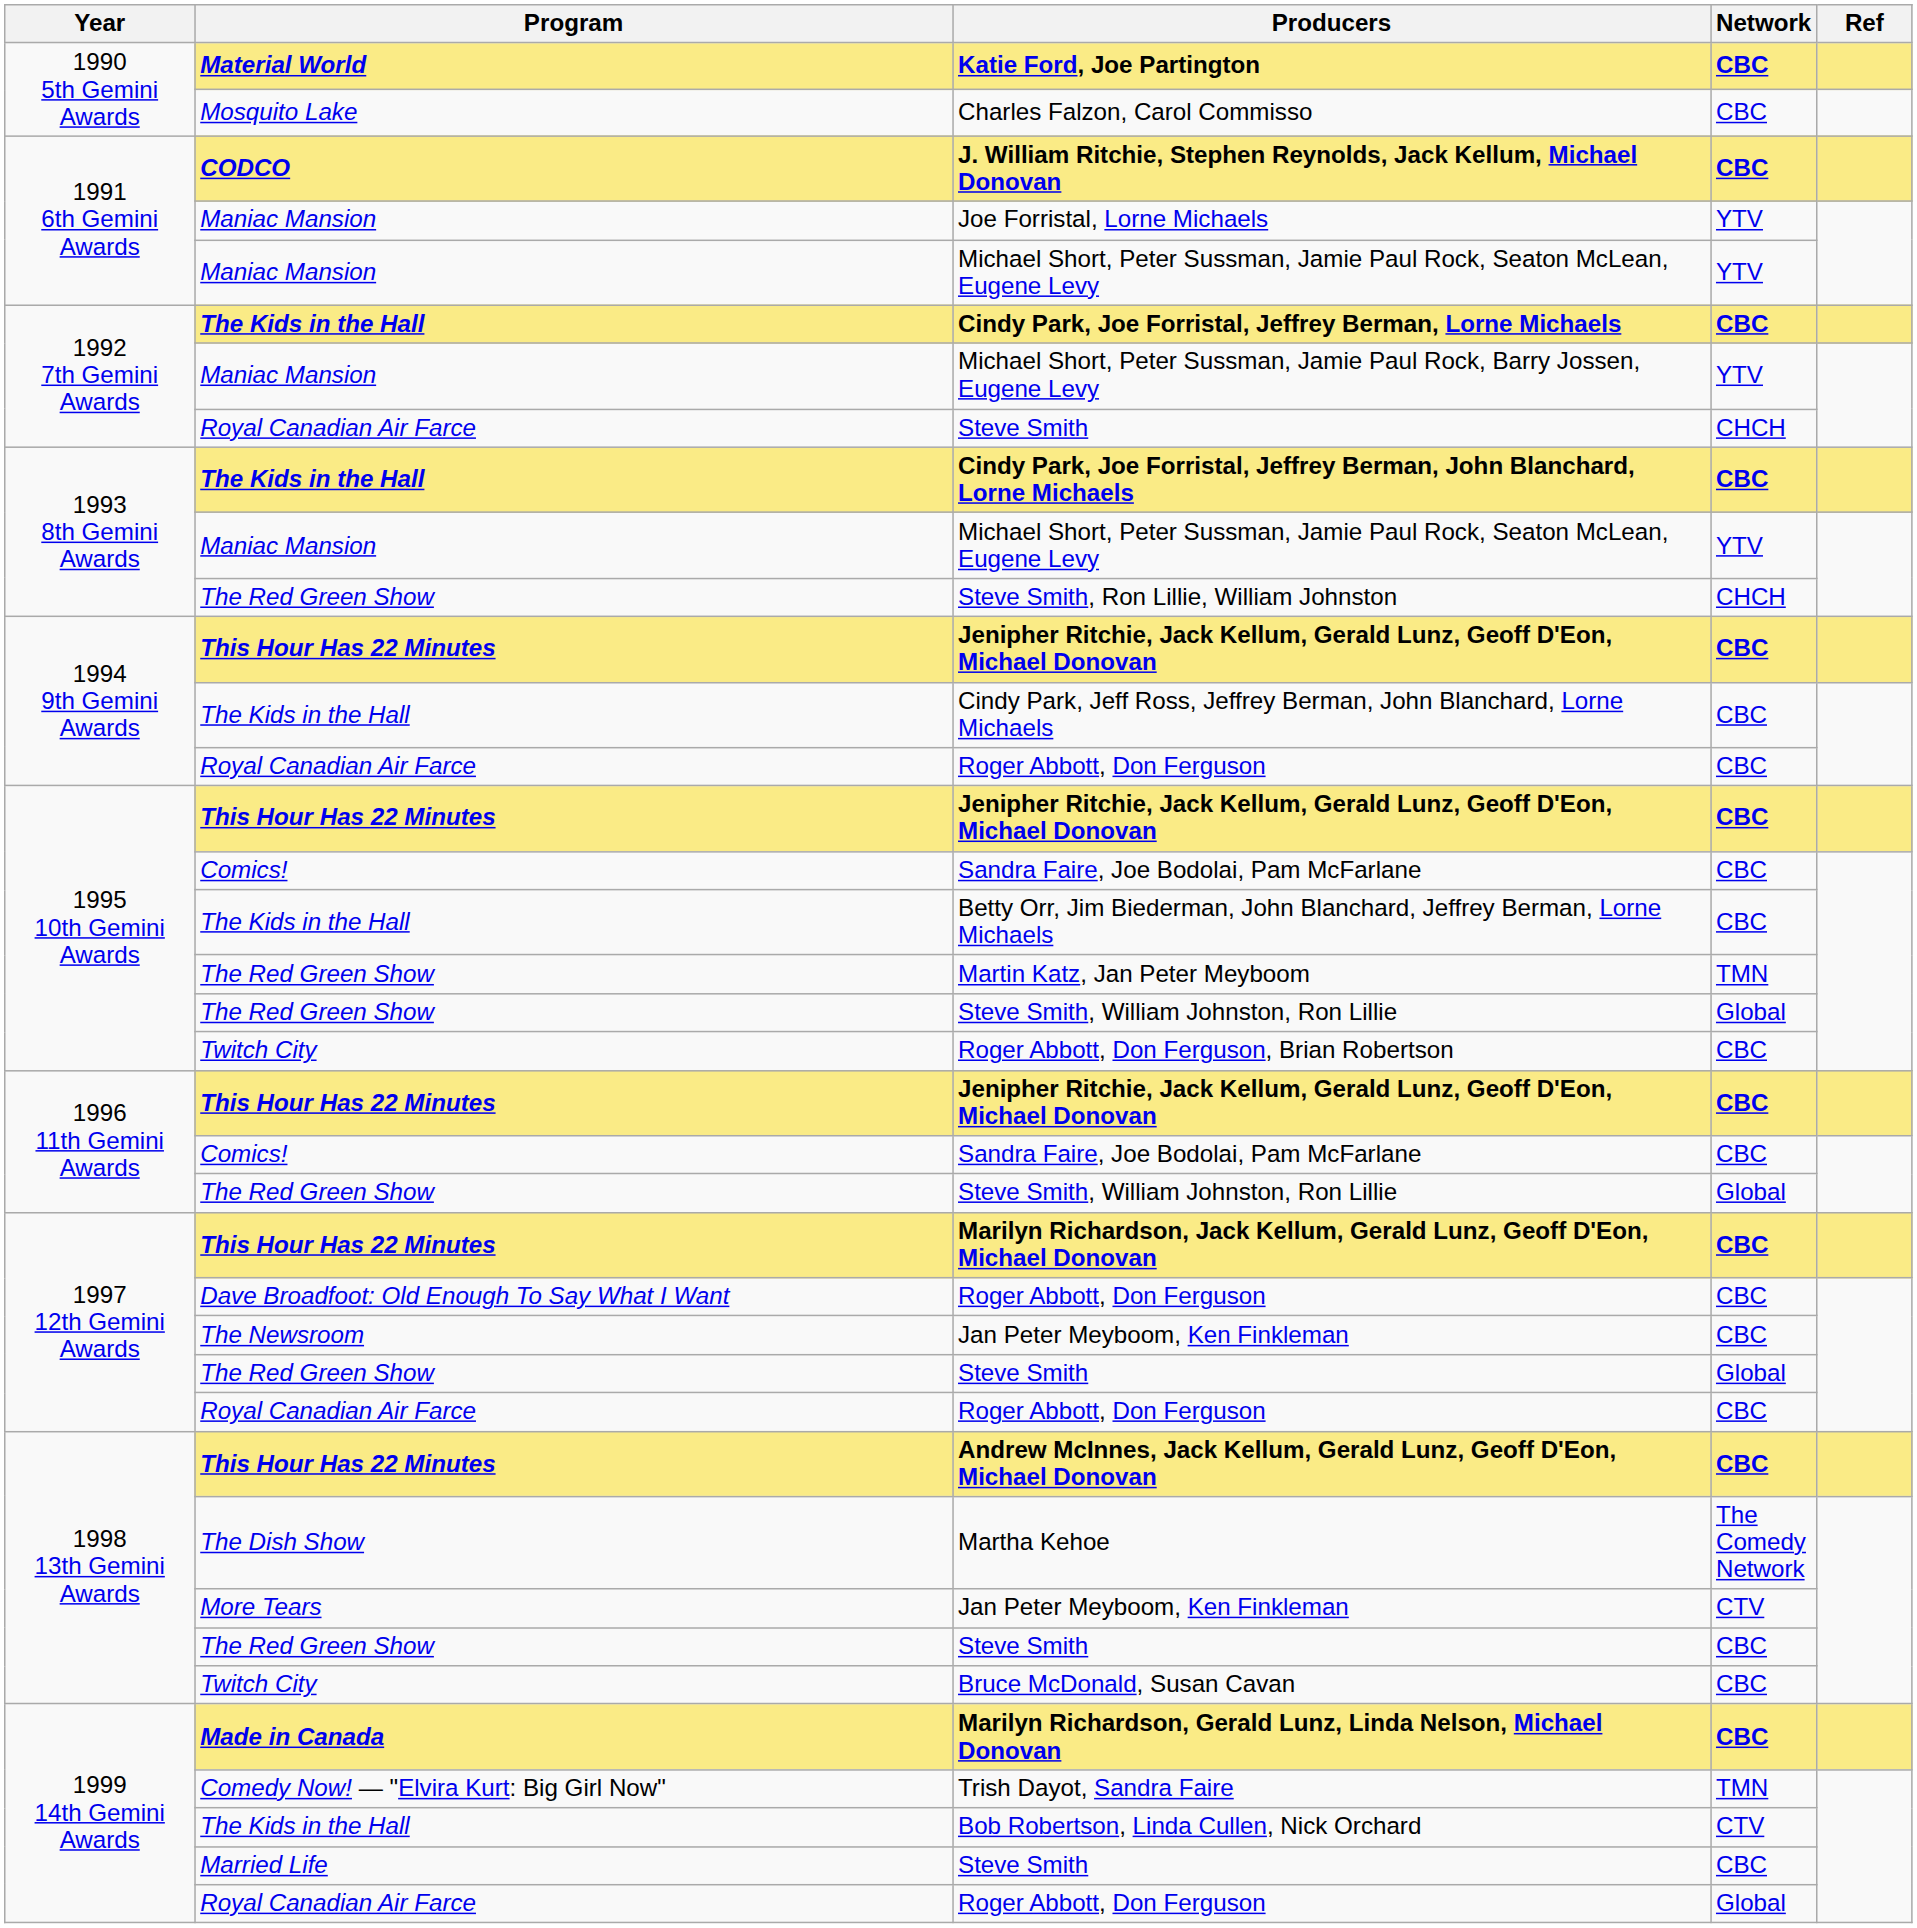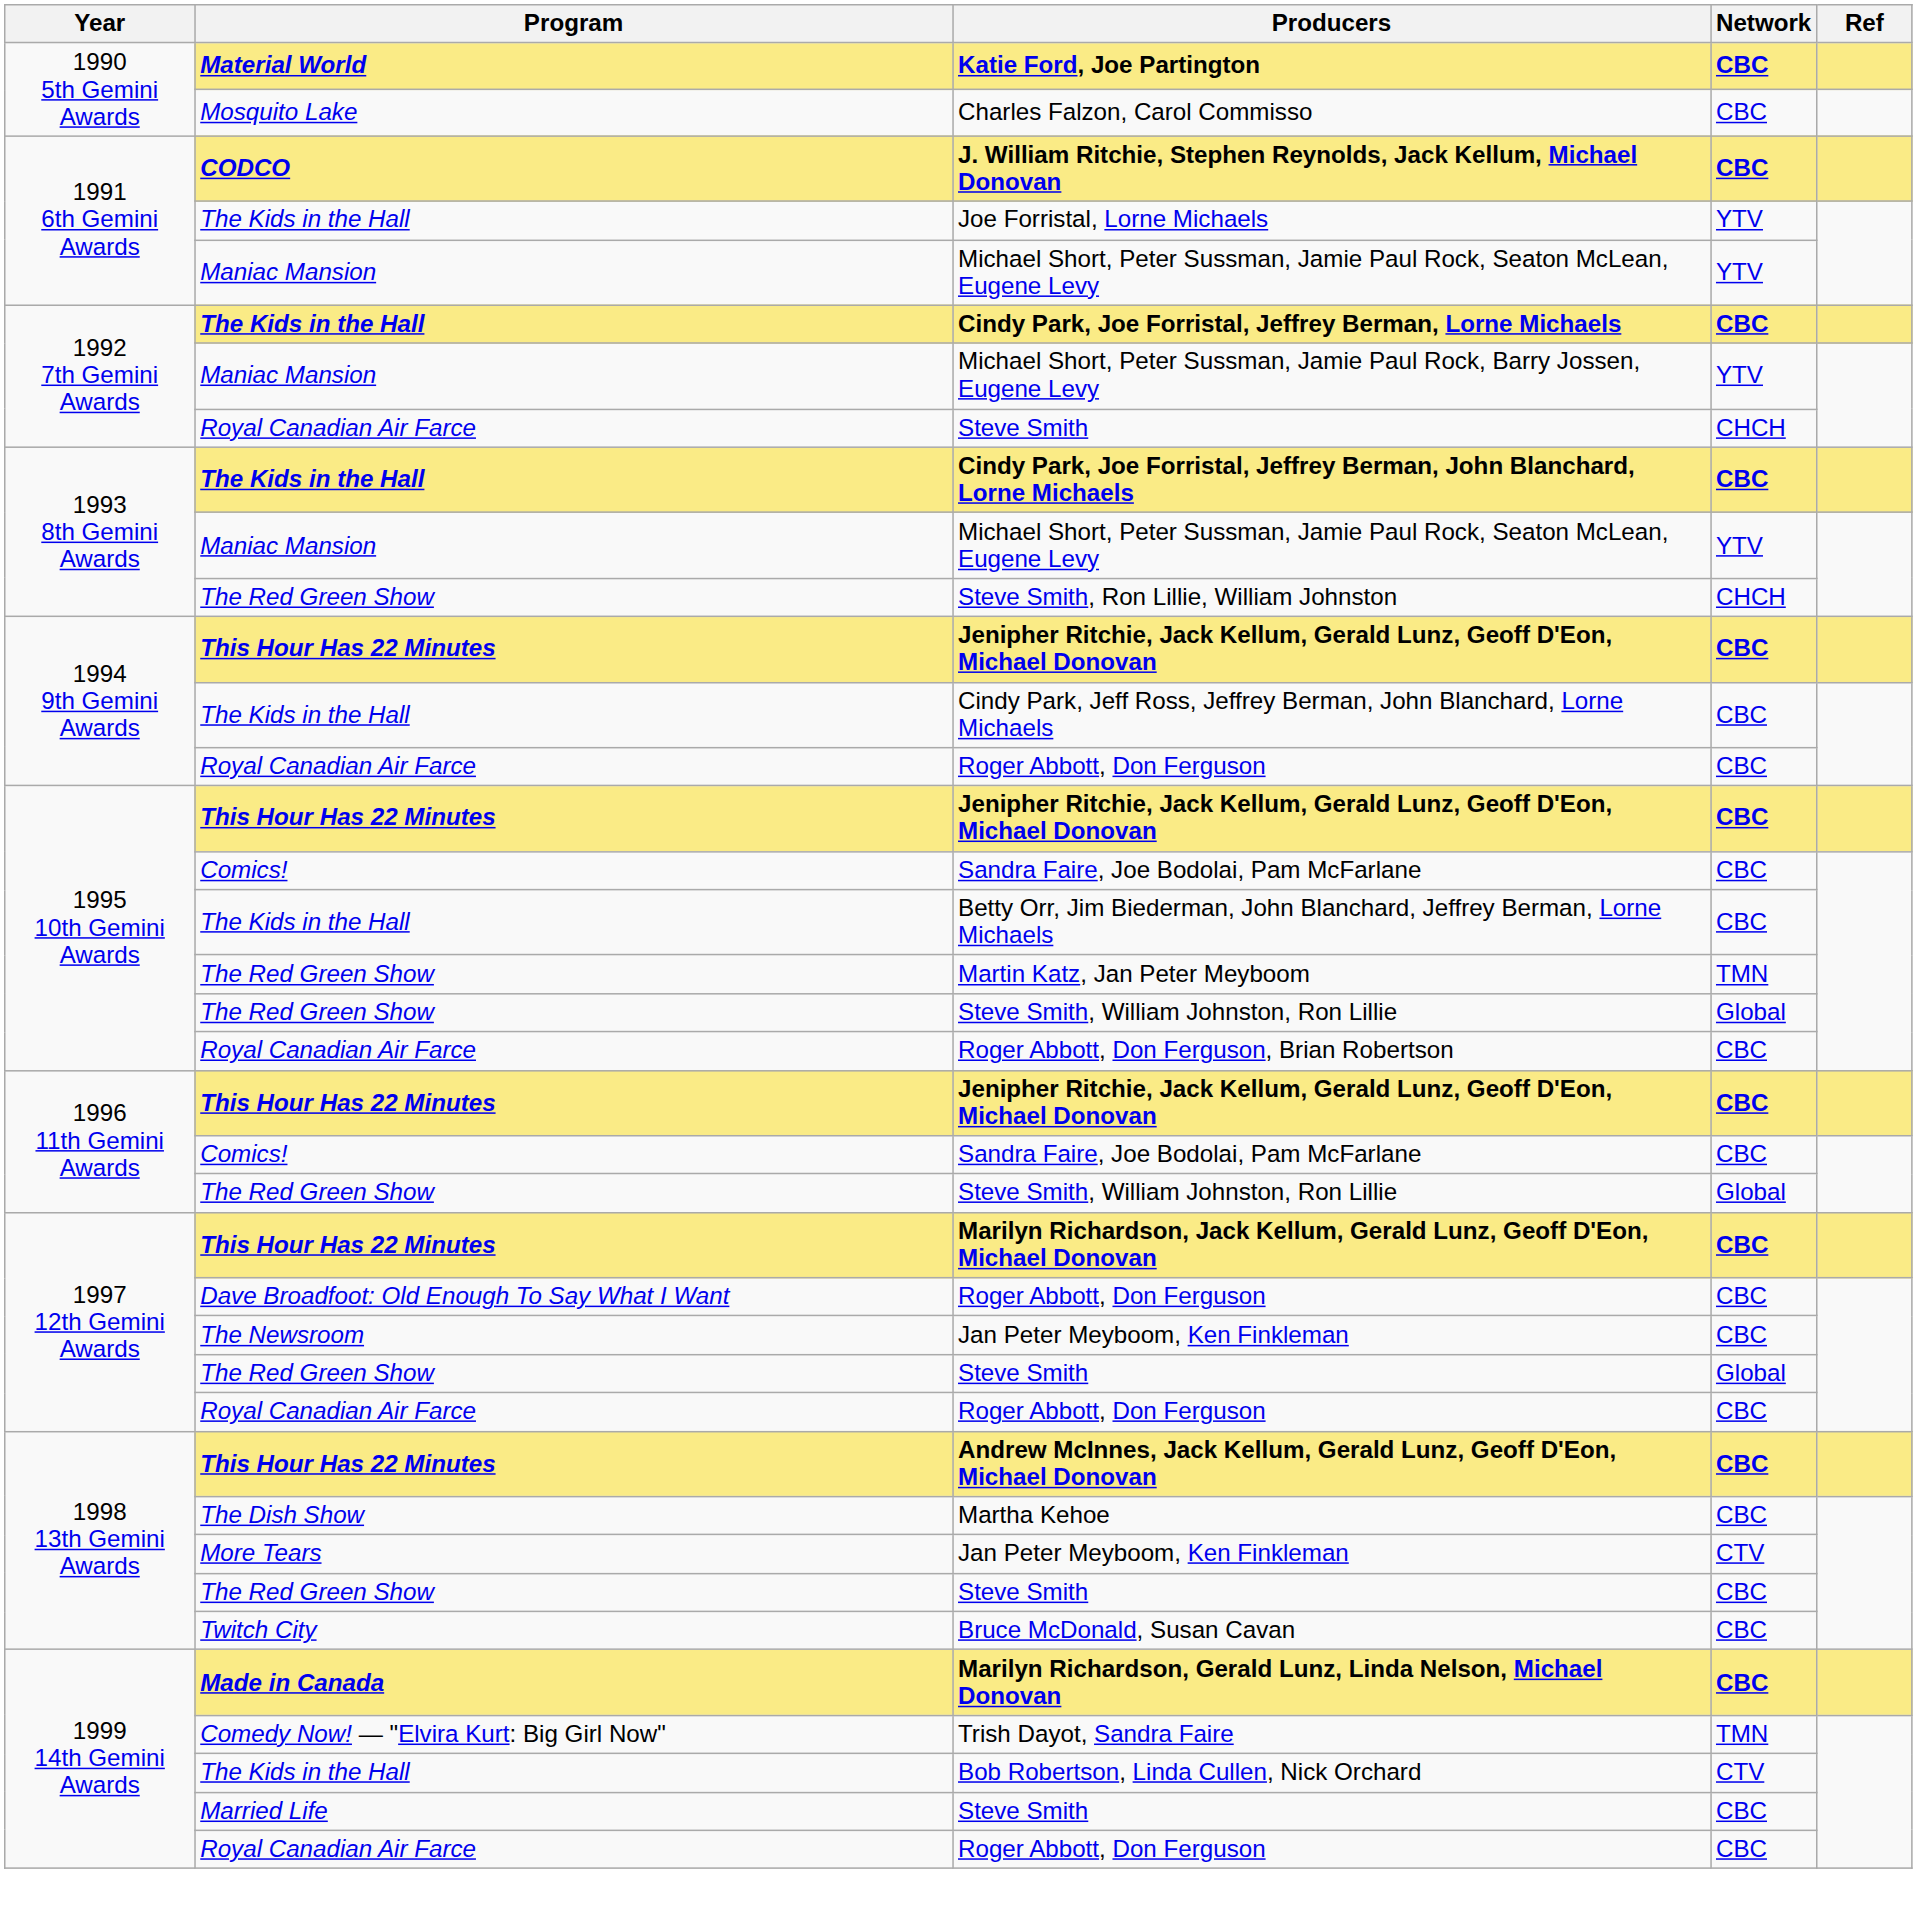(288, 220) Maniac Mansion -> (305, 220) The Kids in the Hall
(258, 1050) Twitch City -> (338, 1050) Royal Canadian Air Farce
(1761, 1542) The Comedy Network -> (1741, 1515) CBC
(1751, 1903) Global -> (1741, 1849) CBC
